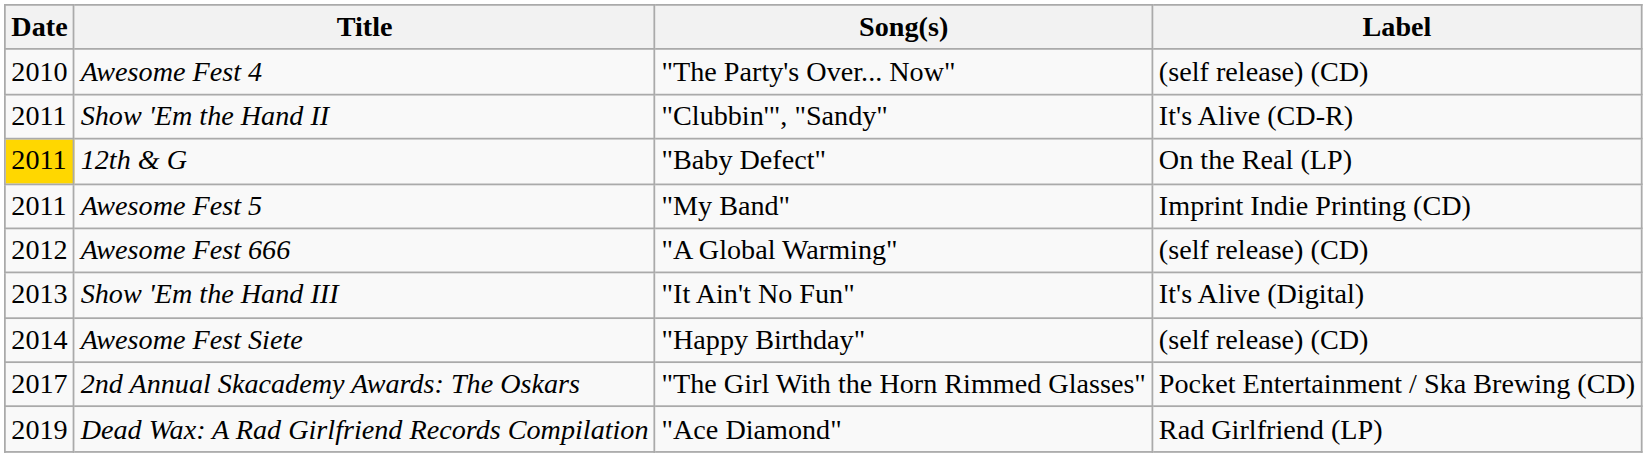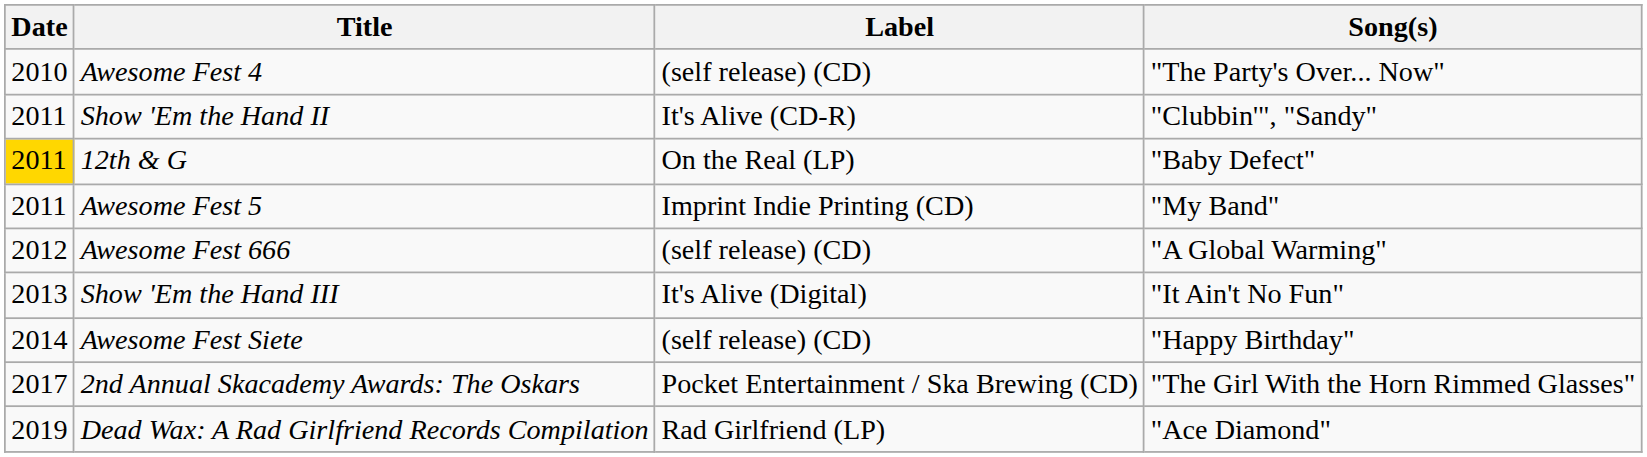columns swapped: (904, 26) <-> (1397, 26)
